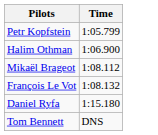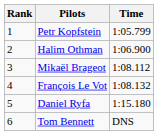+ column: (20, 13)
